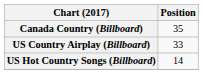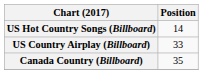rows swapped: (81, 28) <-> (81, 61)
